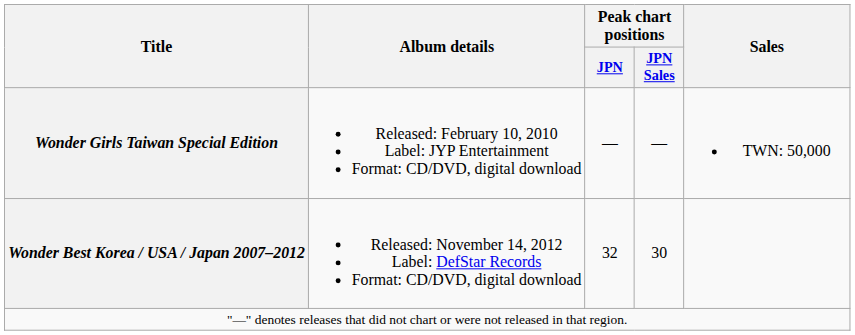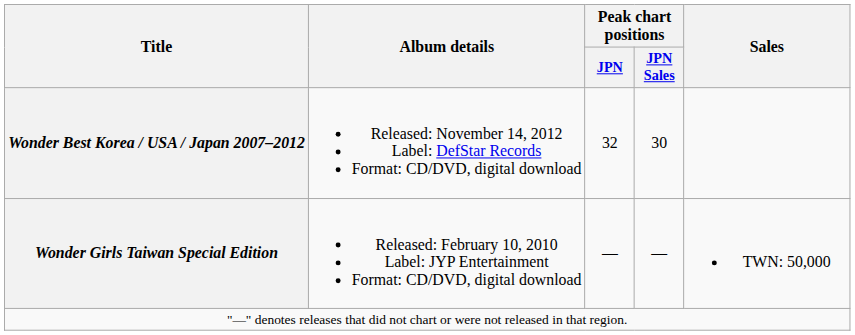rows swapped: (157, 142) <-> (157, 253)
